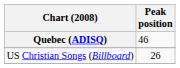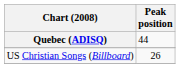(143, 39) 46 -> (143, 39) 44
